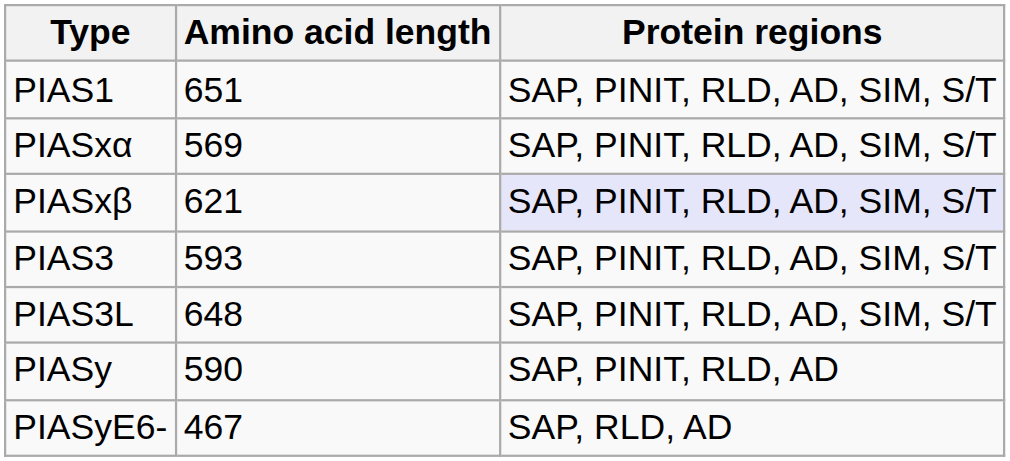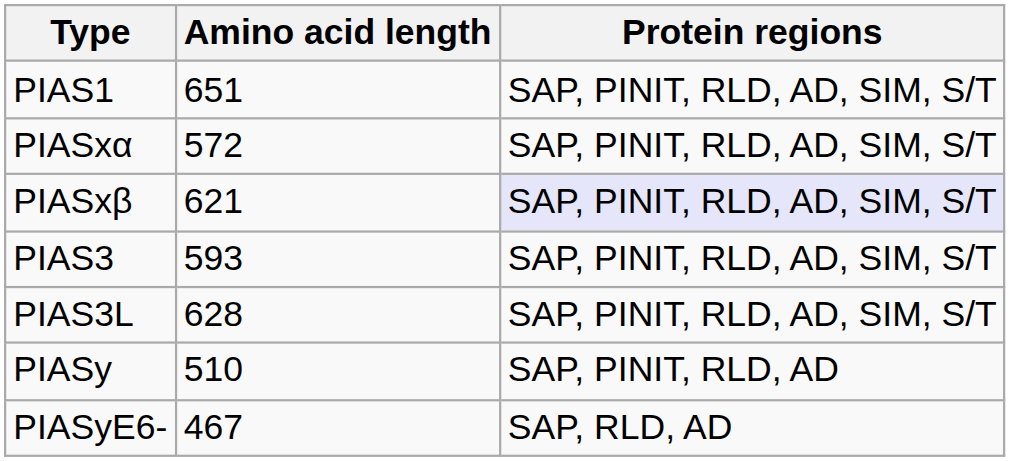(213, 145) 569 -> (213, 145) 572
(213, 314) 648 -> (213, 314) 628
(213, 370) 590 -> (213, 370) 510
